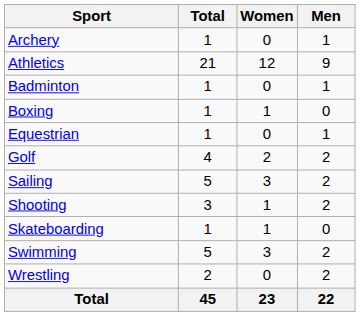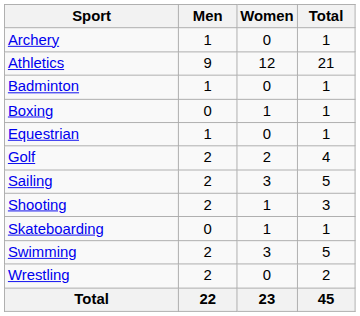columns swapped: (326, 16) <-> (208, 16)
